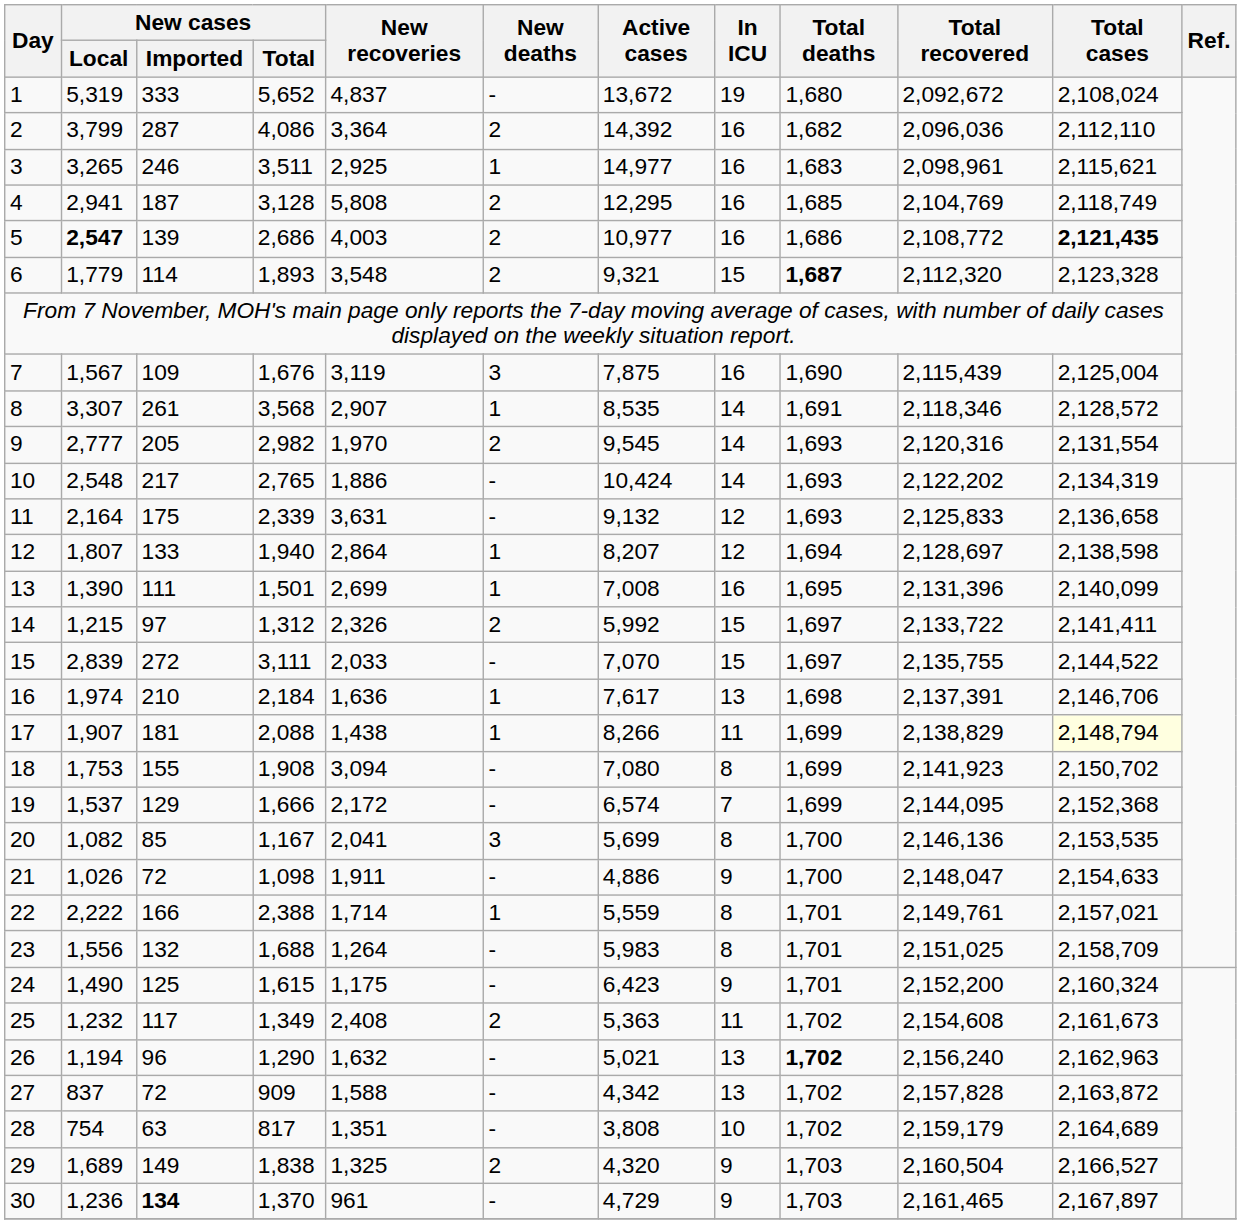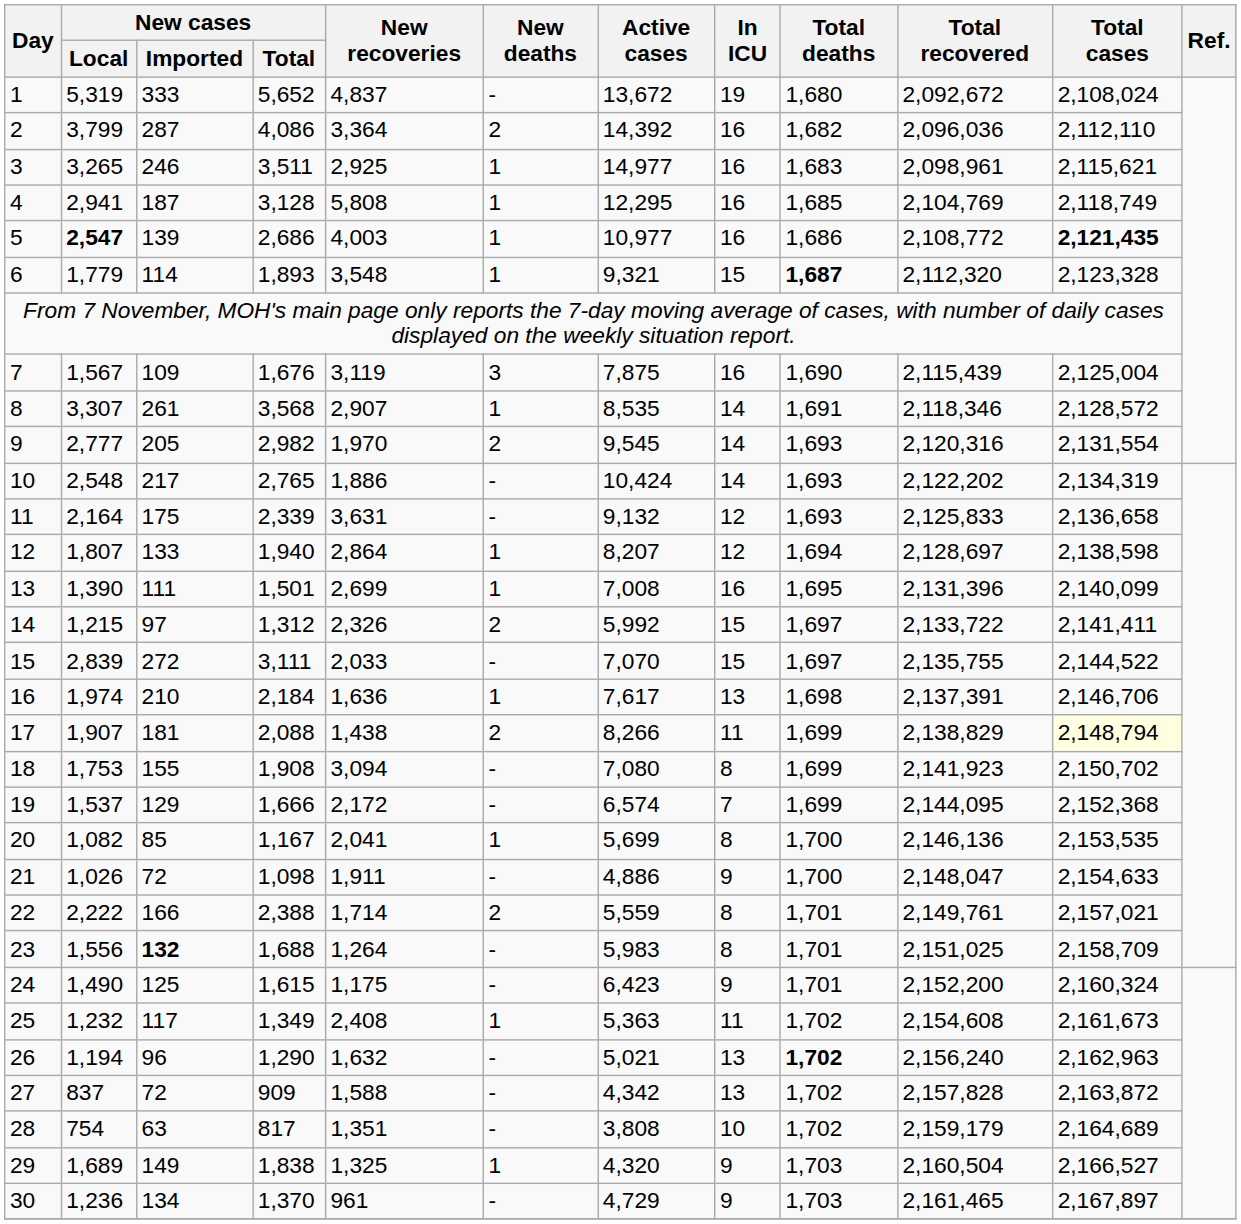(495, 202) 2 -> (495, 202) 1
(495, 238) 2 -> (495, 238) 1
(495, 274) 2 -> (495, 274) 1
(495, 732) 1 -> (495, 732) 2
(495, 840) 3 -> (495, 840) 1
(495, 912) 1 -> (495, 912) 2
(161, 948) normal -> (161, 948) bold
(495, 1020) 2 -> (495, 1020) 1
(495, 1165) 2 -> (495, 1165) 1
(161, 1201) bold -> (161, 1201) normal
